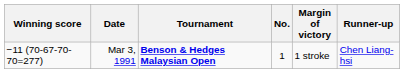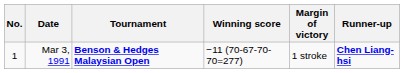columns swapped: (282, 23) <-> (47, 23)
(367, 56) normal -> (365, 56) bold
